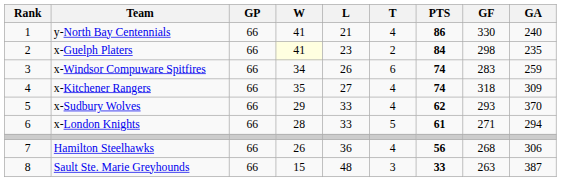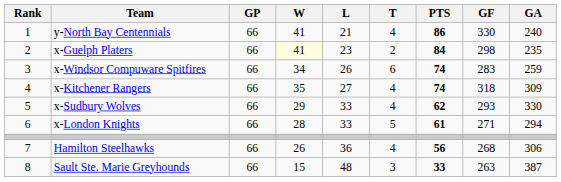(533, 106) 370 -> (533, 106) 330
